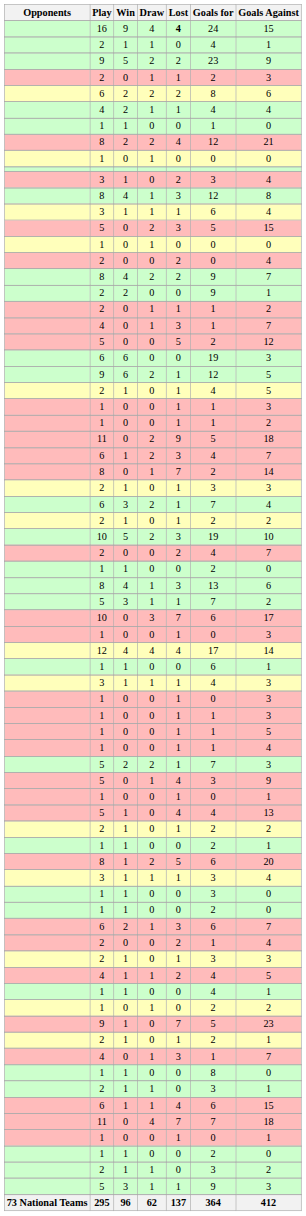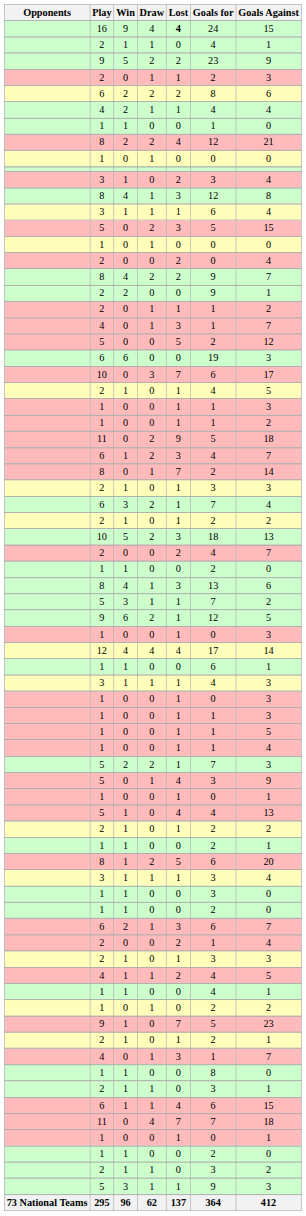rows swapped: (102, 618) <-> (102, 374)
(213, 537) 19 -> (213, 537) 18
(269, 537) 10 -> (269, 537) 13
